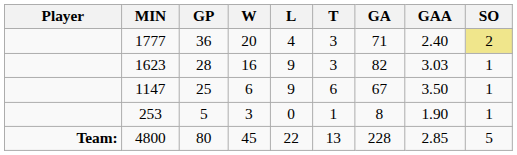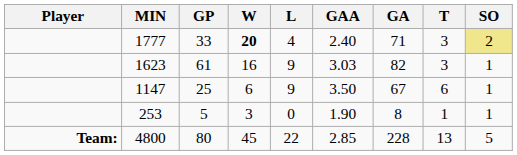columns swapped: (333, 16) <-> (435, 16)
(204, 41) 36 -> (204, 41) 33
(249, 41) normal -> (249, 41) bold
(204, 65) 28 -> (204, 65) 61
